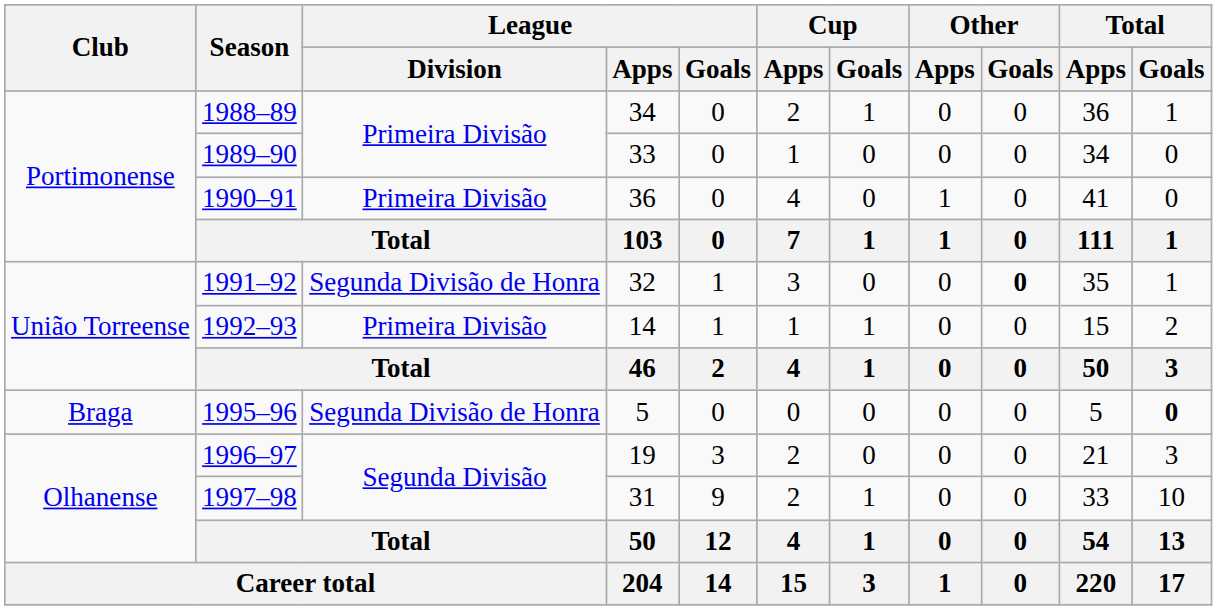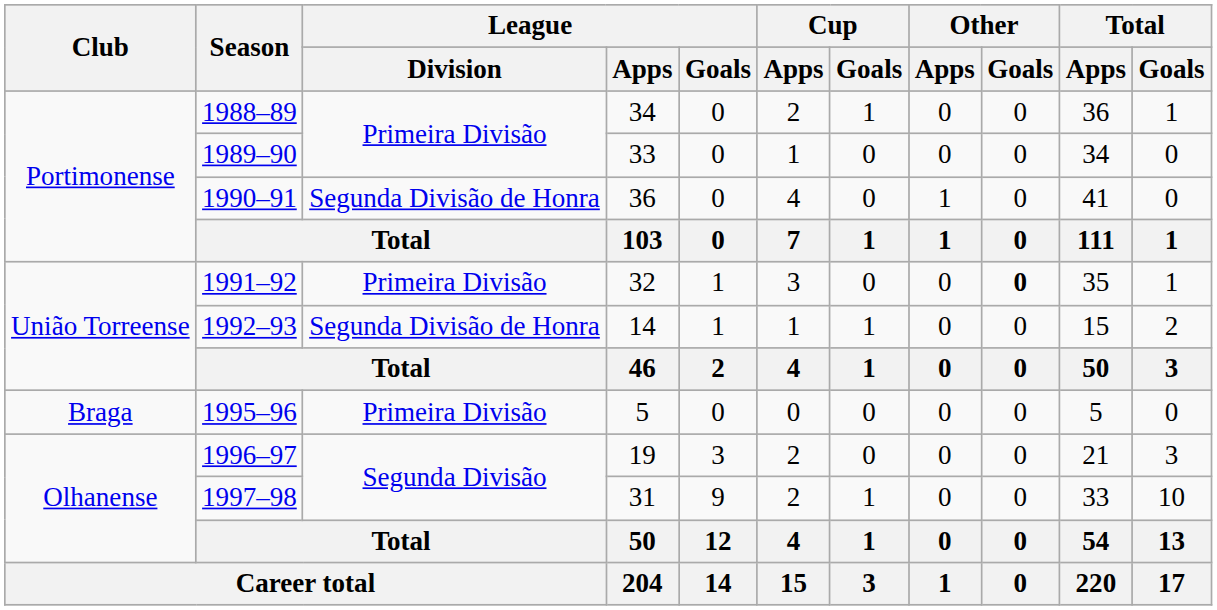(455, 197) Primeira Divisão -> (455, 197) Segunda Divisão de Honra
(455, 283) Segunda Divisão de Honra -> (455, 283) Primeira Divisão
(455, 326) Primeira Divisão -> (455, 326) Segunda Divisão de Honra
(455, 411) Segunda Divisão de Honra -> (455, 411) Primeira Divisão
(1171, 411) bold -> (1171, 411) normal
